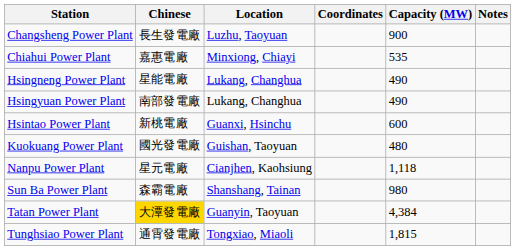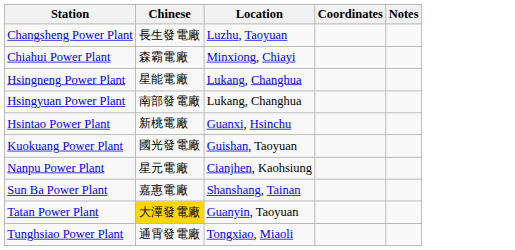- column: (430, 14)
(163, 57) 嘉惠電廠 -> (163, 57) 森霸電廠
(163, 189) 森霸電廠 -> (163, 189) 嘉惠電廠
